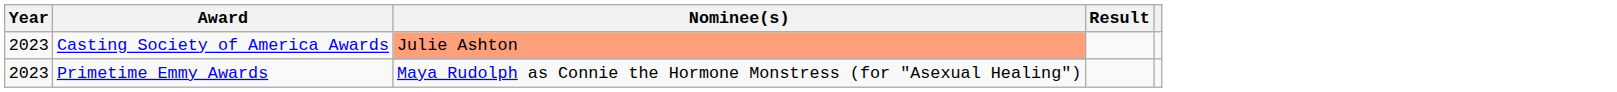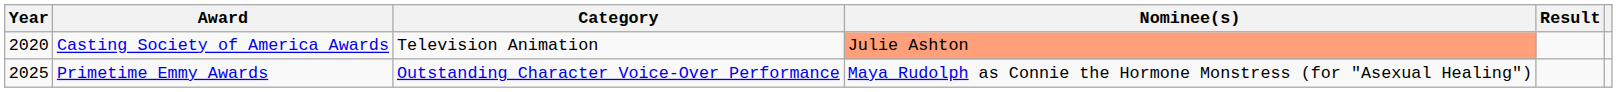+ column: (618, 18)
(29, 46) 2023 -> (29, 46) 2020
(29, 73) 2023 -> (29, 73) 2025
